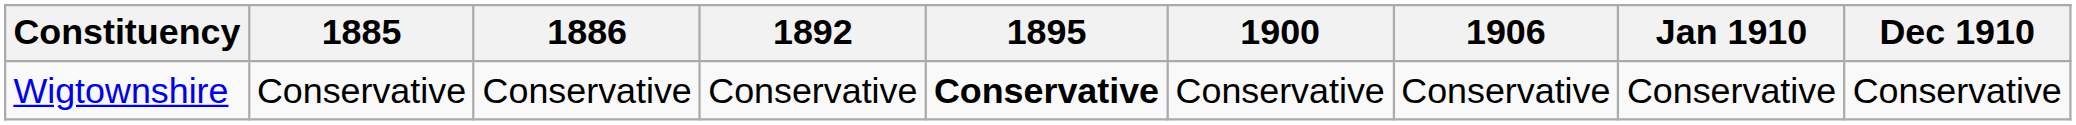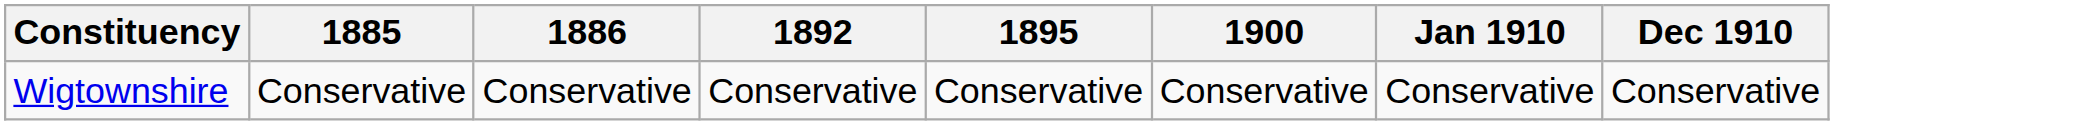- column: (1506, 32)
(1047, 89) bold -> (1039, 89) normal
